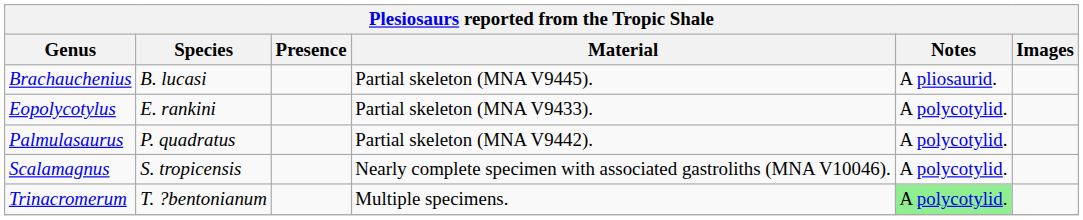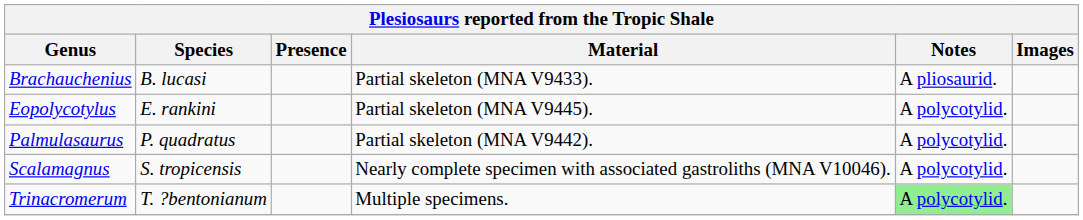(474, 79) Partial skeleton (MNA V9445). -> (474, 79) Partial skeleton (MNA V9433).
(474, 109) Partial skeleton (MNA V9433). -> (474, 109) Partial skeleton (MNA V9445).
